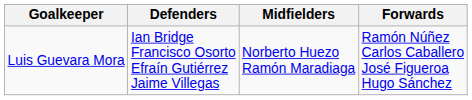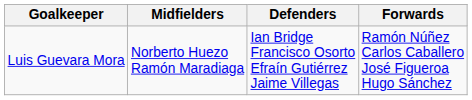columns swapped: (183, 15) <-> (299, 15)
